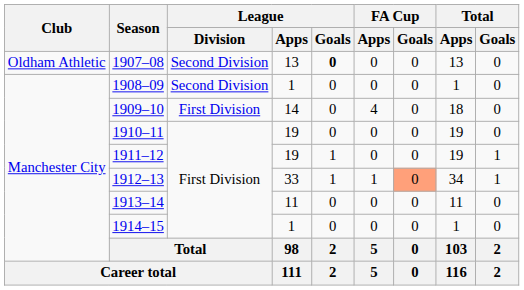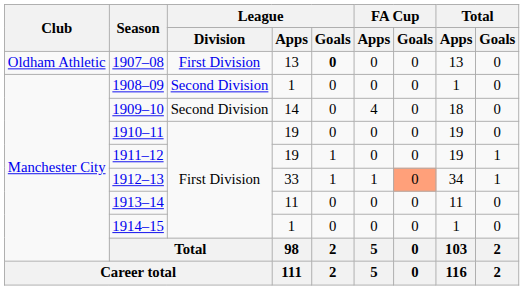(220, 62) Second Division -> (220, 62) First Division
(220, 109) First Division -> (220, 109) Second Division
